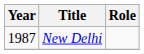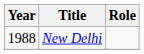(22, 37) 1987 -> (22, 37) 1988
